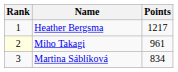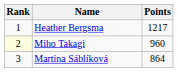(158, 43) 961 -> (158, 43) 960
(158, 59) 834 -> (158, 59) 864
